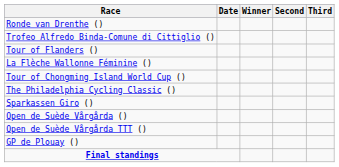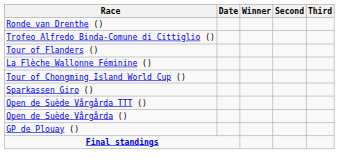- row: (91, 90)
rows swapped: (77, 129) <-> (67, 116)
